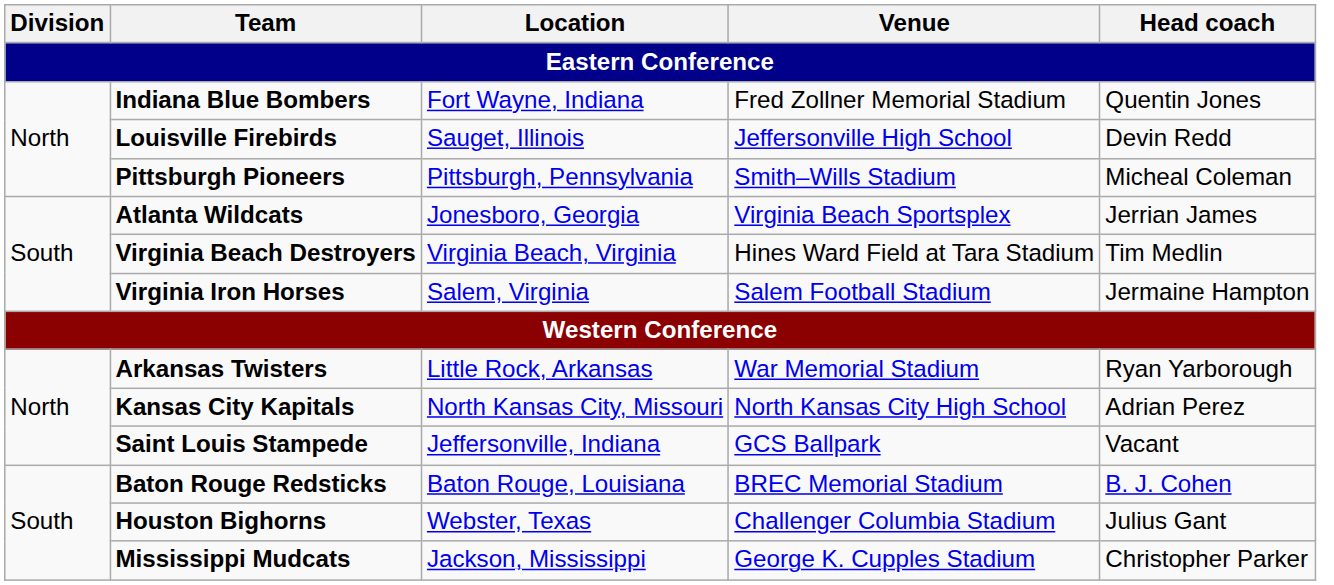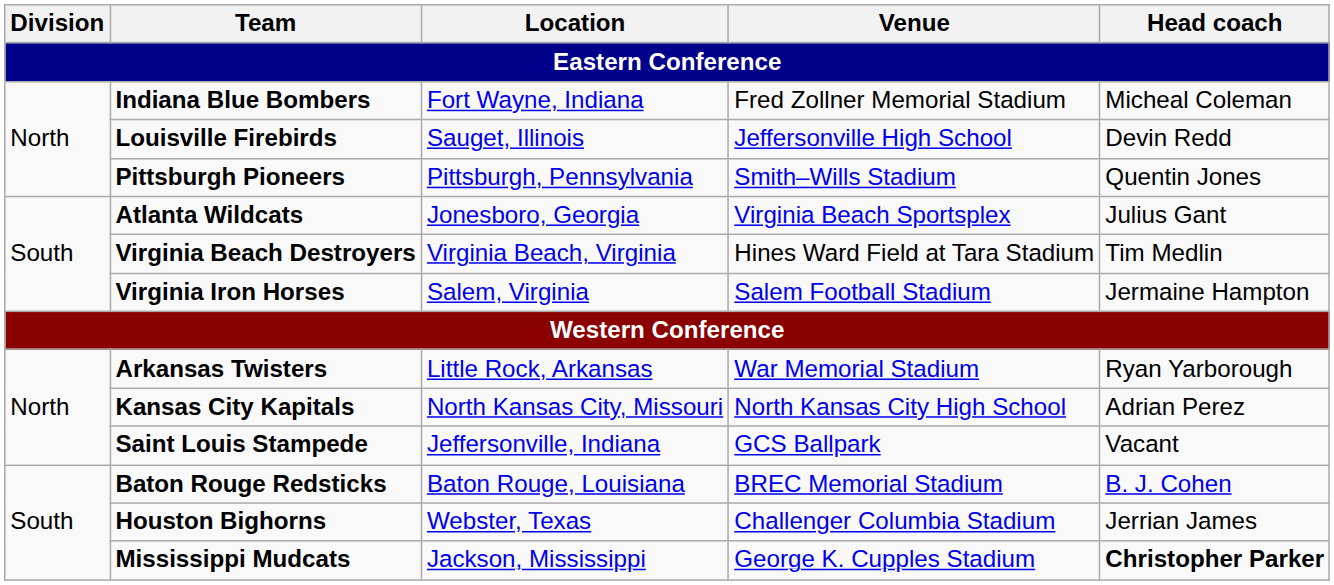(1183, 100) Quentin Jones -> (1199, 100) Micheal Coleman
(1199, 176) Micheal Coleman -> (1183, 176) Quentin Jones
(1181, 215) Jerrian James -> (1166, 215) Julius Gant
(1166, 521) Julius Gant -> (1181, 521) Jerrian James
(1207, 560) normal -> (1215, 560) bold
